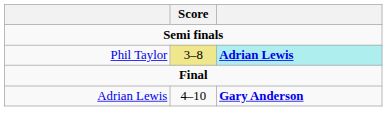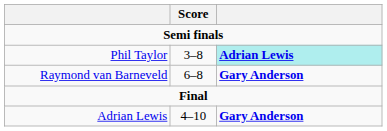(193, 55) khaki background -> (193, 55) no background
+ row: (104, 75)
